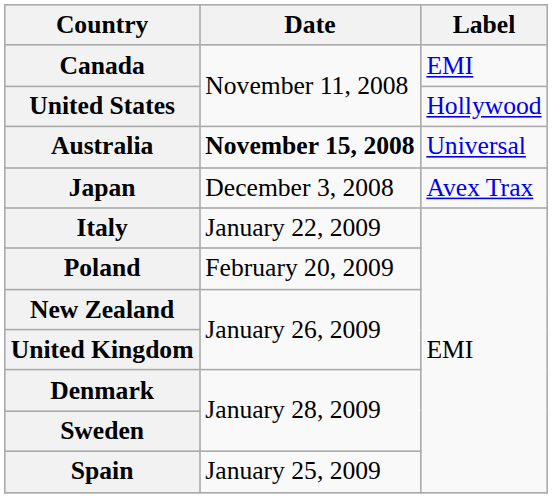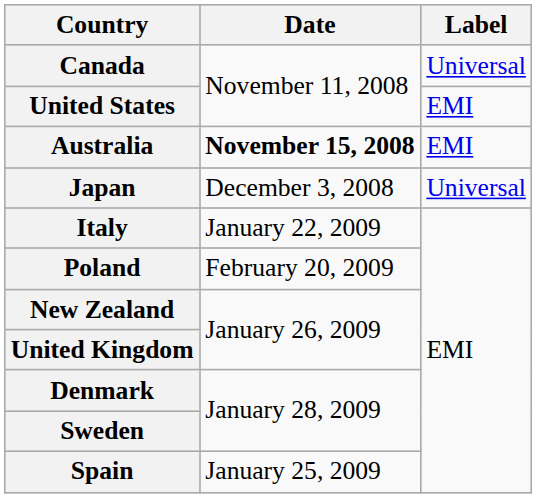(450, 65) EMI -> (476, 65) Universal
(484, 106) Hollywood -> (450, 106) EMI
(476, 146) Universal -> (450, 146) EMI
(480, 187) Avex Trax -> (476, 187) Universal
